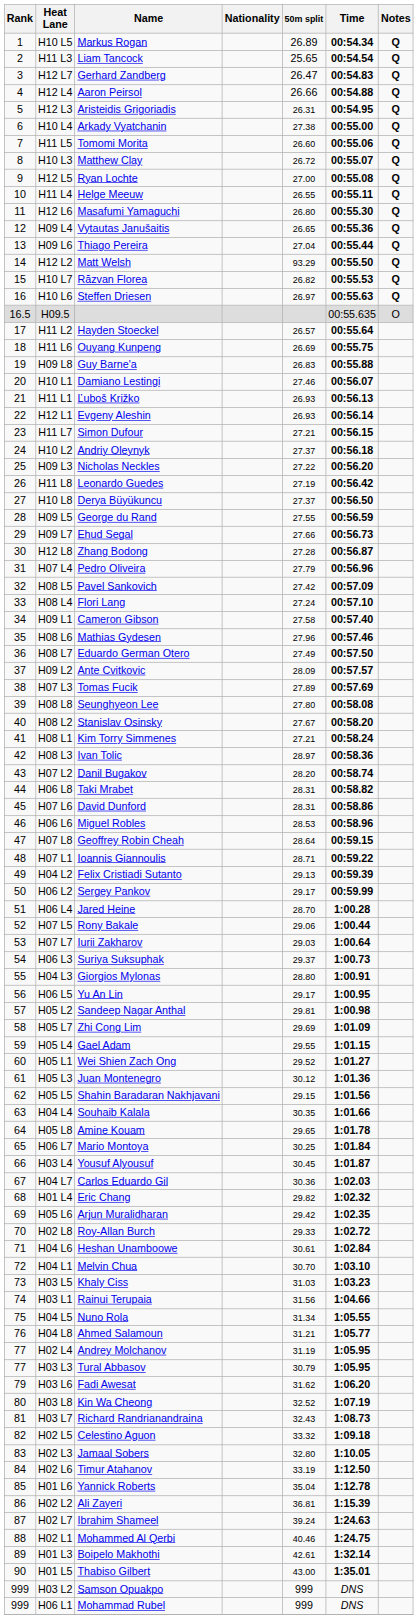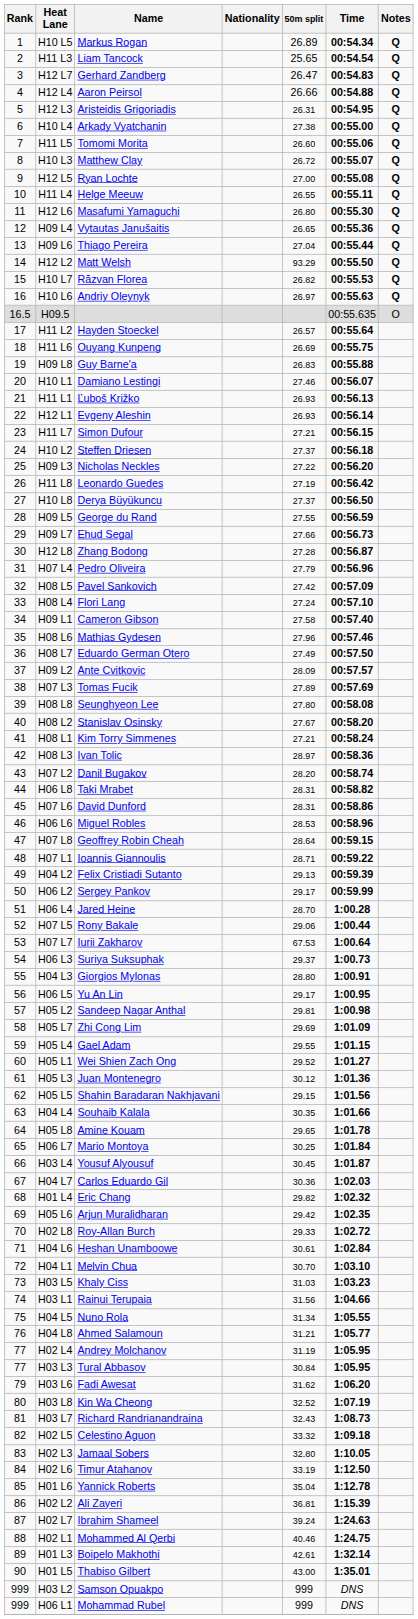(114, 297) Steffen Driesen -> (114, 297) Andriy Oleynyk
(114, 450) Andriy Oleynyk -> (114, 450) Steffen Driesen
(304, 943) 29.03 -> (304, 943) 67.53
(304, 1368) 30.79 -> (304, 1368) 30.84
